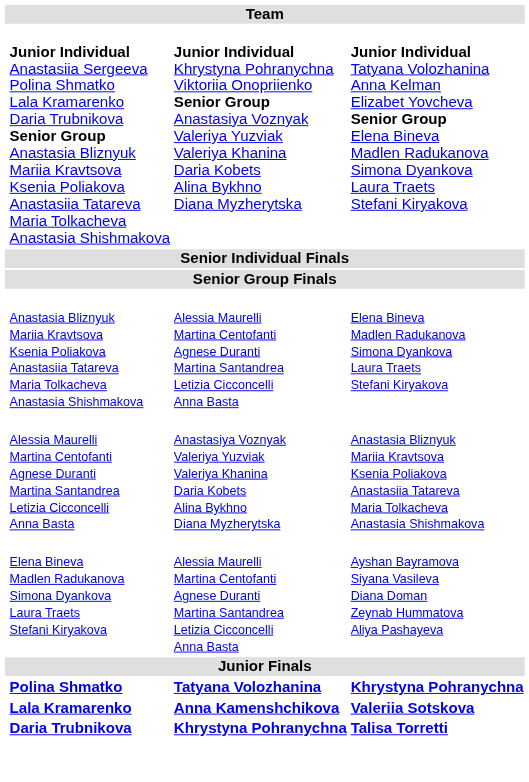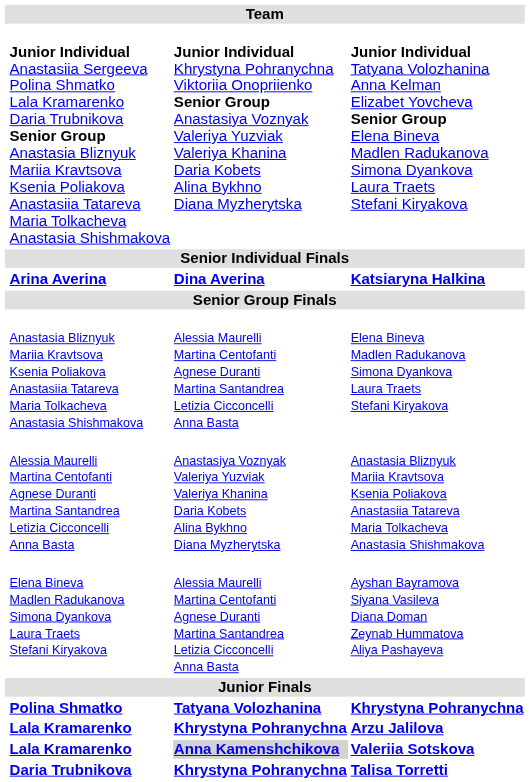+ row: (418, 279)
+ row: (397, 728)
(257, 708) no background -> (257, 749) lightgrey background
